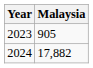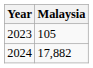(47, 33) 905 -> (47, 33) 105
